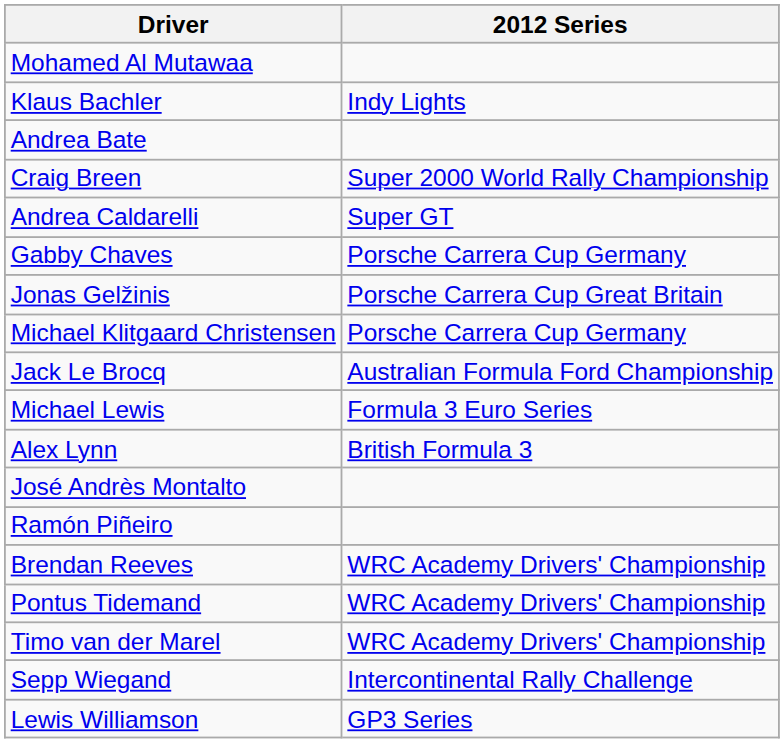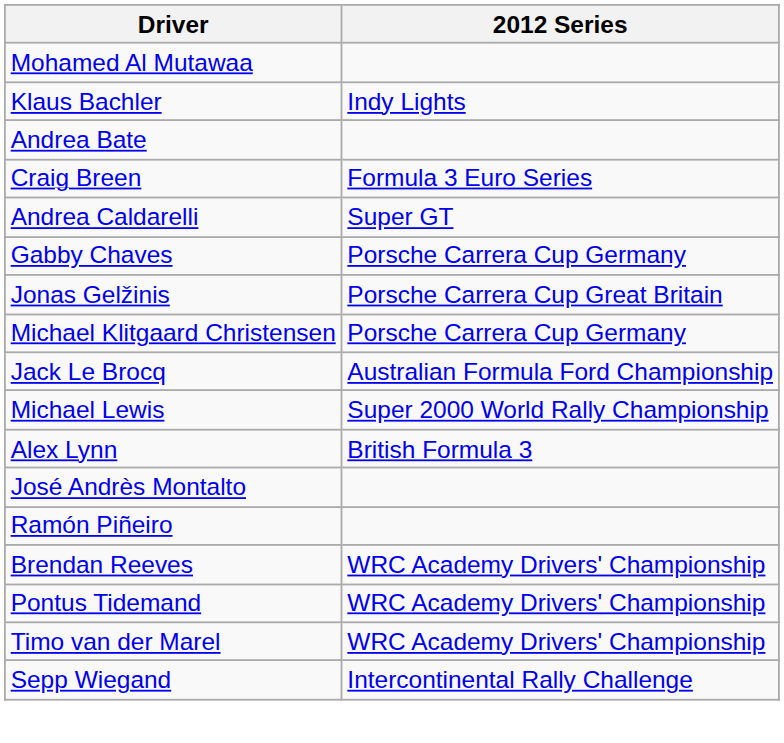(558, 178) Super 2000 World Rally Championship -> (470, 178) Formula 3 Euro Series
(470, 410) Formula 3 Euro Series -> (558, 410) Super 2000 World Rally Championship
- row: (105, 718)
